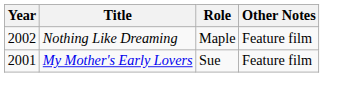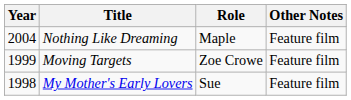(22, 38) 2002 -> (22, 38) 2004
+ row: (87, 60)
(22, 60) 2001 -> (22, 83) 1998
